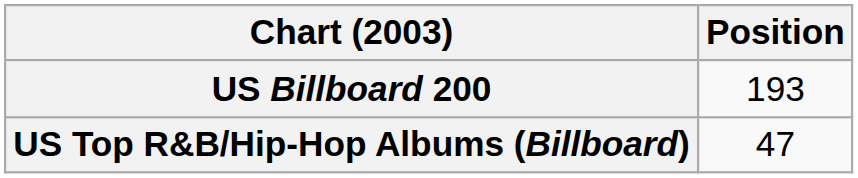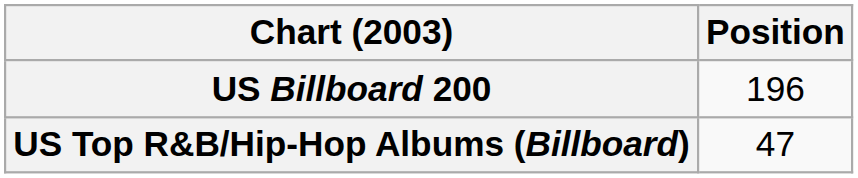(775, 88) 193 -> (775, 88) 196
